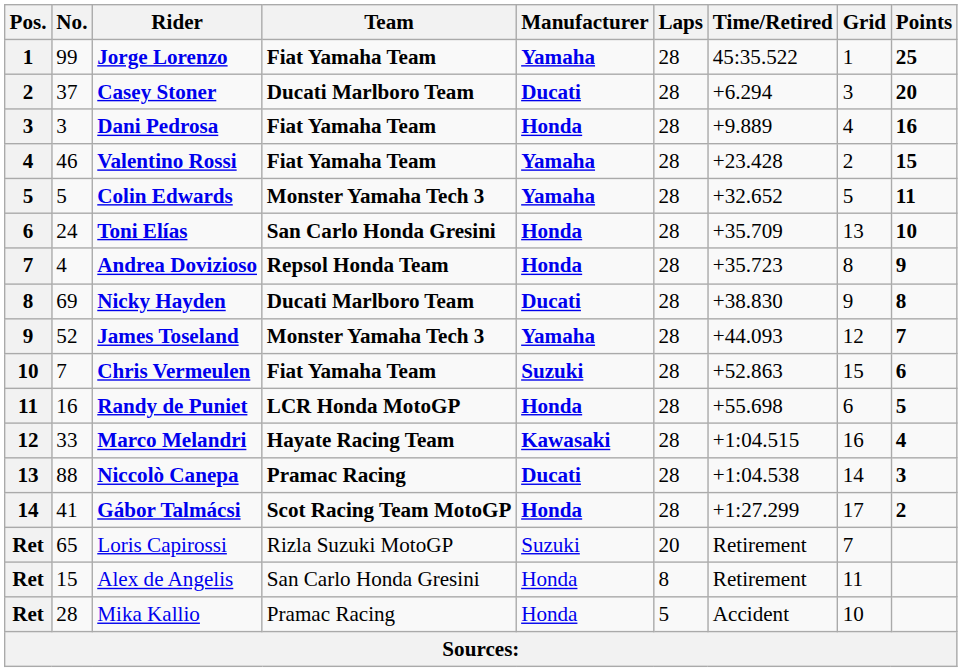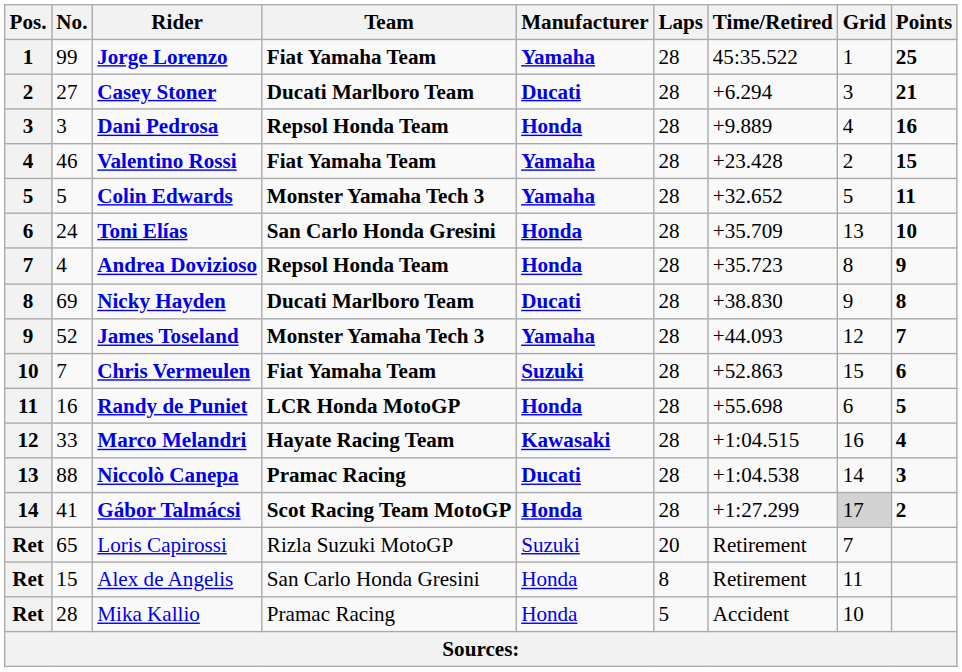(67, 91) 37 -> (67, 91) 27
(906, 91) 20 -> (906, 91) 21
(351, 126) Fiat Yamaha Team -> (358, 126) Repsol Honda Team
(853, 509) no background -> (853, 509) lightgrey background
